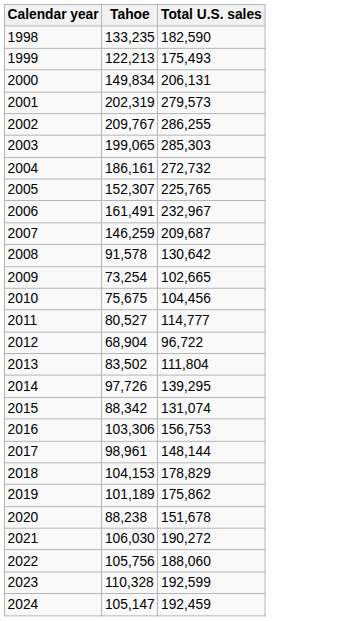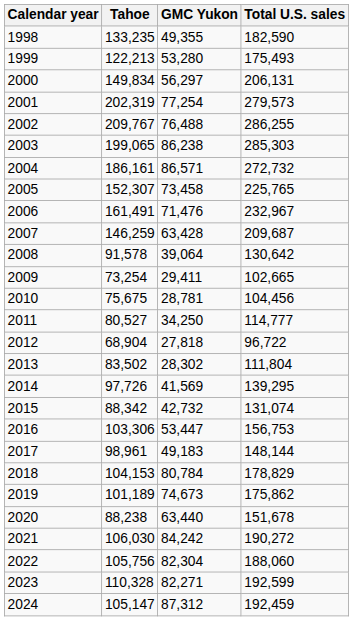+ column: (200, 15)
